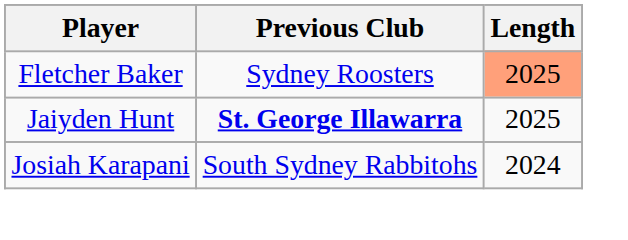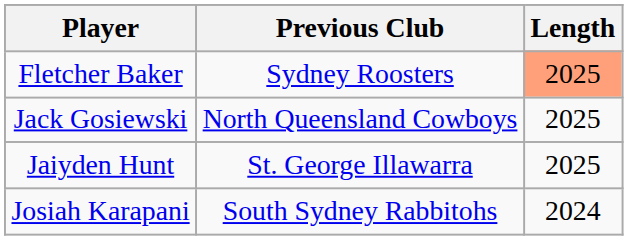+ row: (101, 119)
(340, 119) bold -> (360, 165) normal
